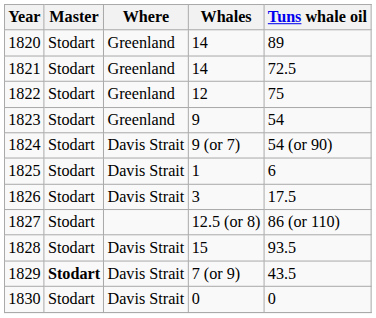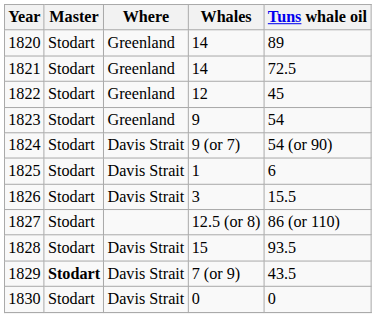(276, 94) 75 -> (276, 94) 45
(282, 196) 17.5 -> (282, 196) 15.5
